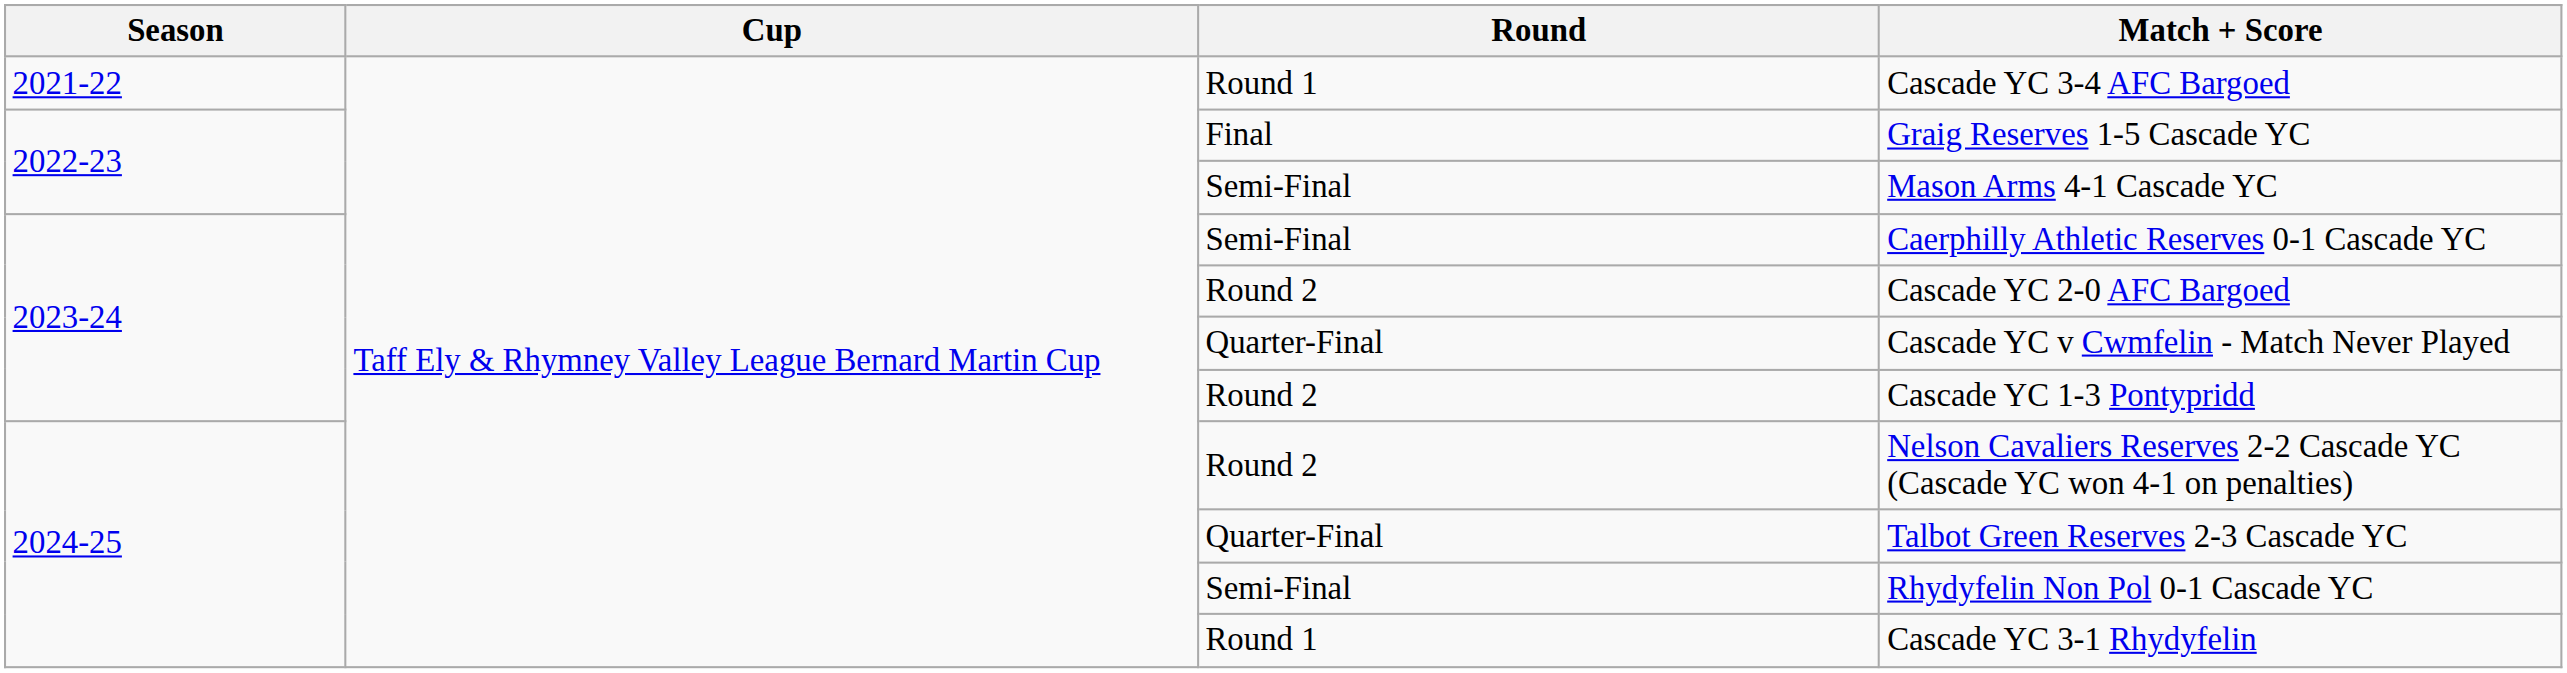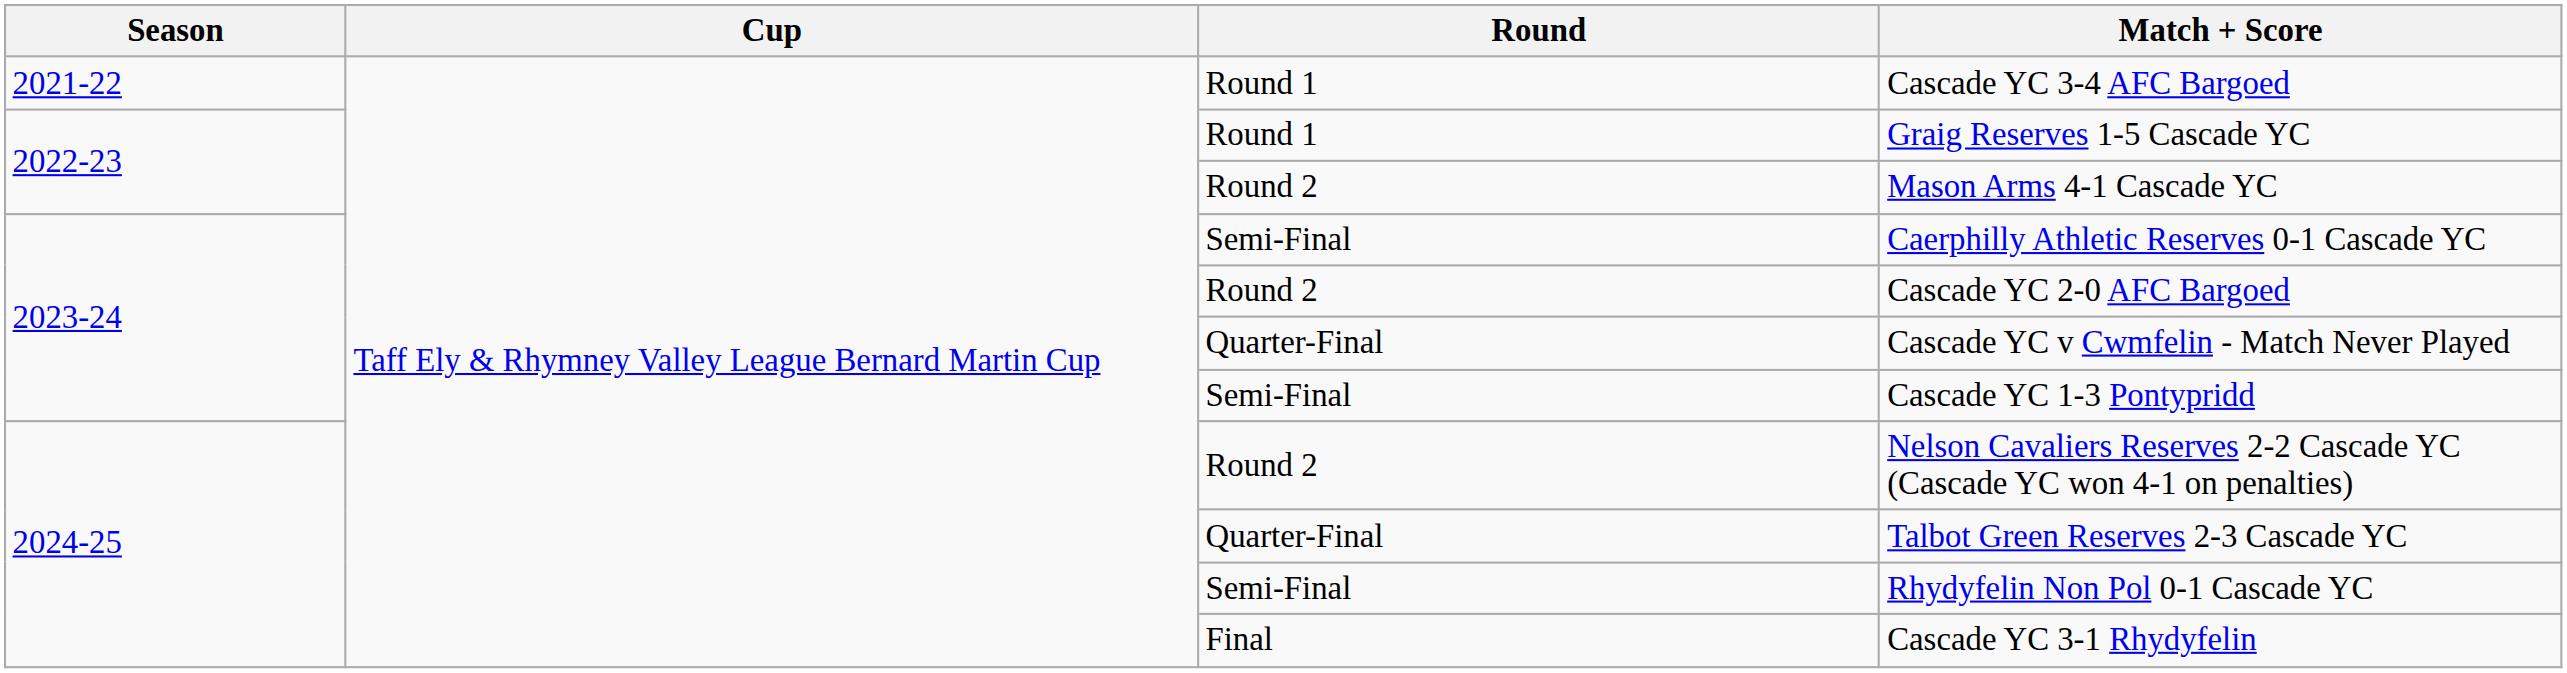(1239, 134) Final -> (1262, 134) Round 1
(1278, 186) Semi-Final -> (1262, 186) Round 2
(1262, 394) Round 2 -> (1278, 394) Semi-Final
(1262, 639) Round 1 -> (1239, 639) Final
